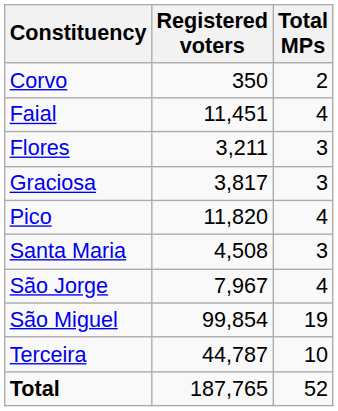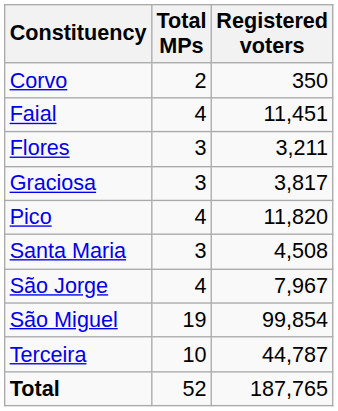columns swapped: (303, 33) <-> (212, 33)
